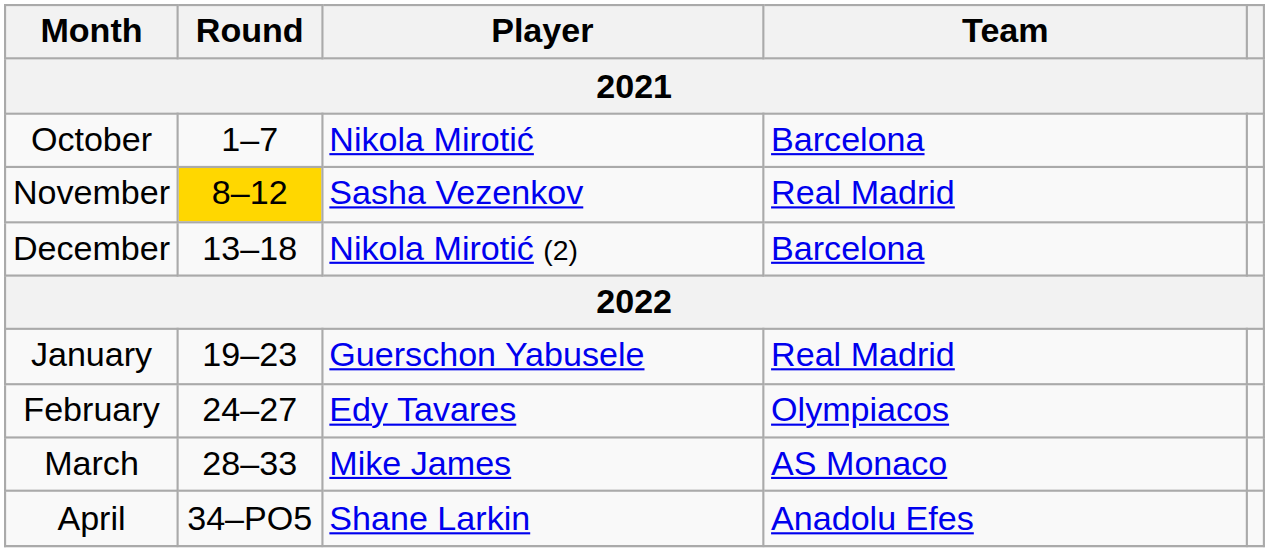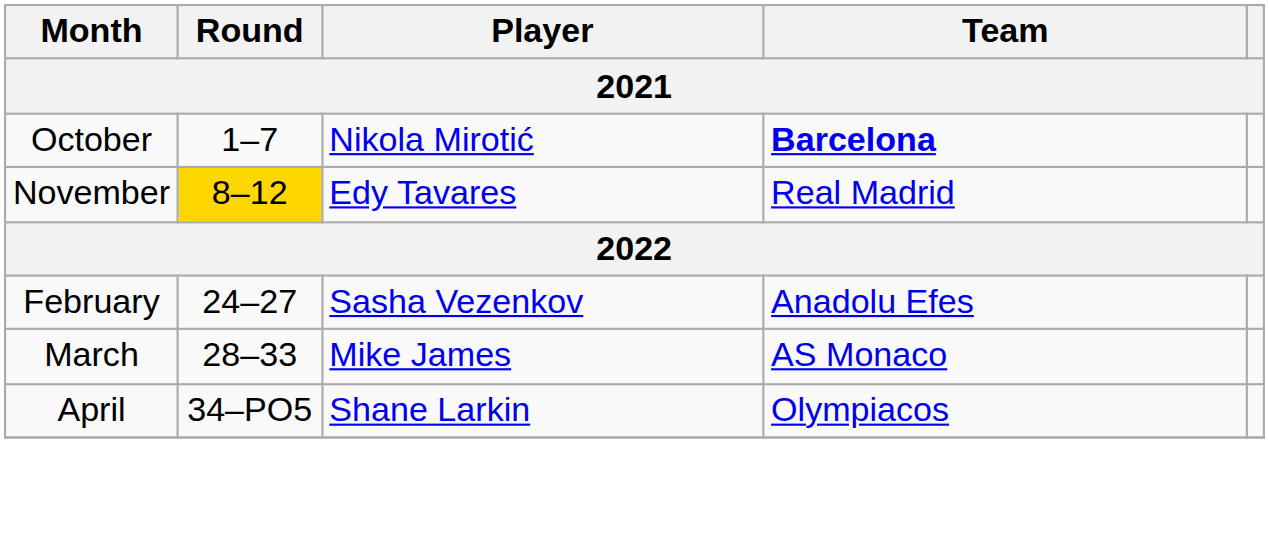(848, 139) normal -> (853, 139) bold
(456, 193) Sasha Vezenkov -> (423, 193) Edy Tavares
- row: (92, 247)
- row: (92, 355)
(423, 409) Edy Tavares -> (456, 301) Sasha Vezenkov
(860, 409) Olympiacos -> (872, 301) Anadolu Efes
(872, 517) Anadolu Efes -> (860, 409) Olympiacos
